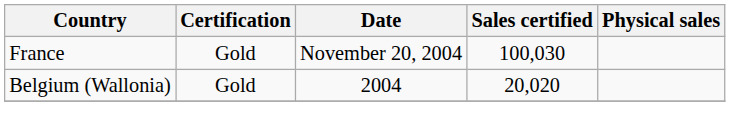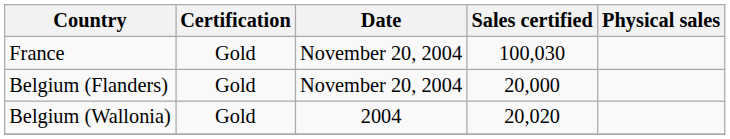+ row: (89, 85)
